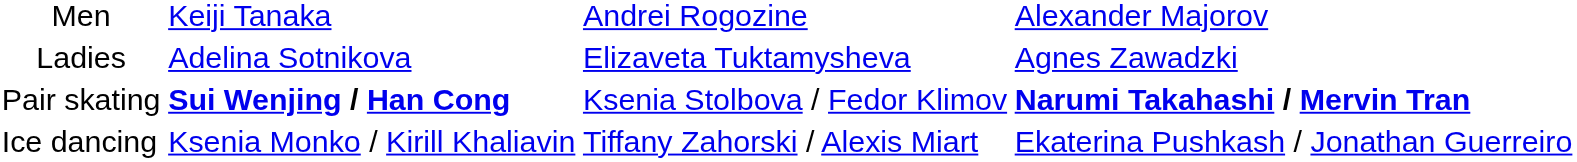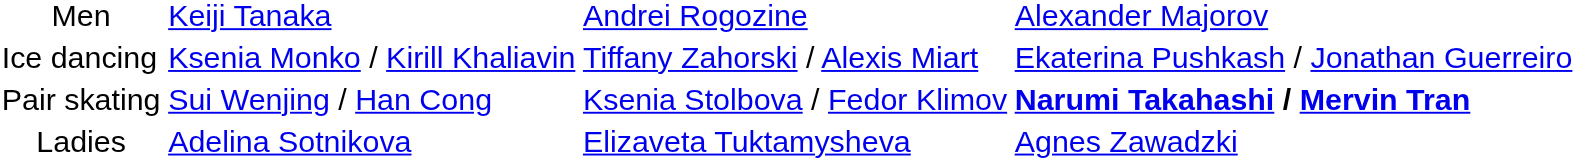rows swapped: (81, 58) <-> (79, 141)
(339, 99) bold -> (330, 99) normal
